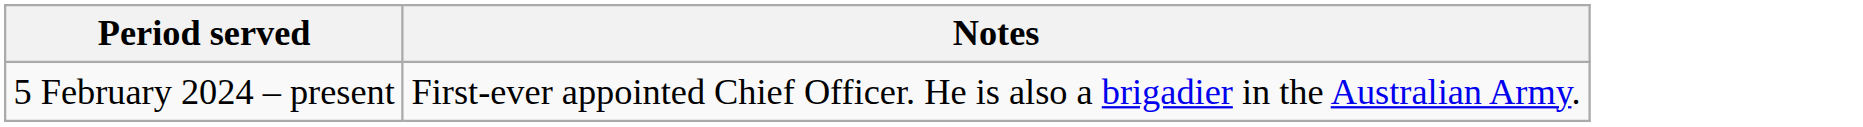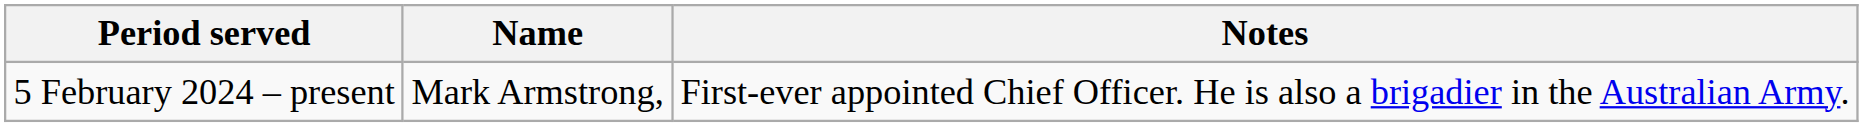+ column: (538, 33)
